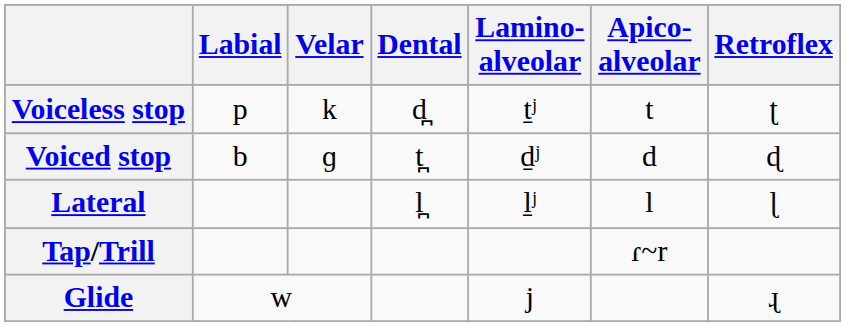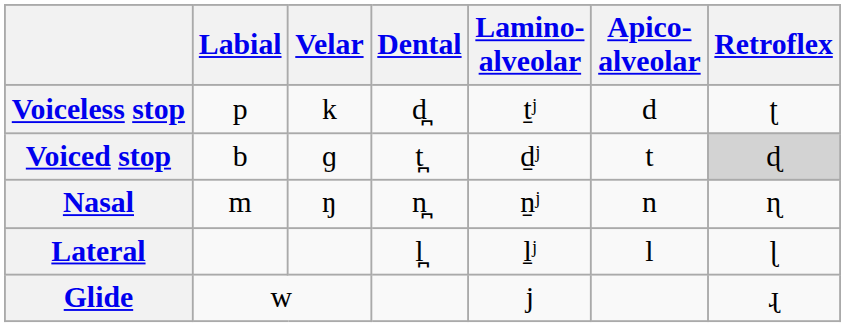(649, 108) t -> (649, 108) d
(649, 155) d -> (649, 155) t
(774, 155) no background -> (774, 155) lightgrey background
+ row: (98, 203)
- row: (98, 250)
